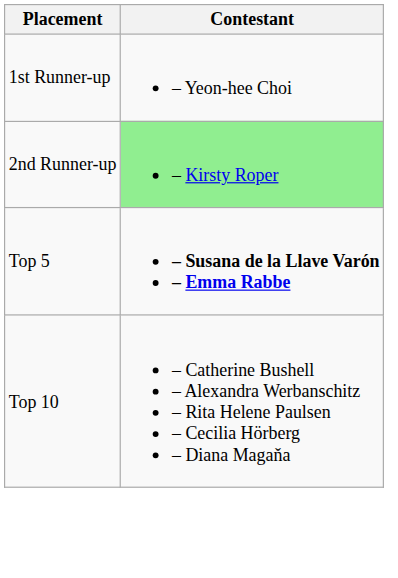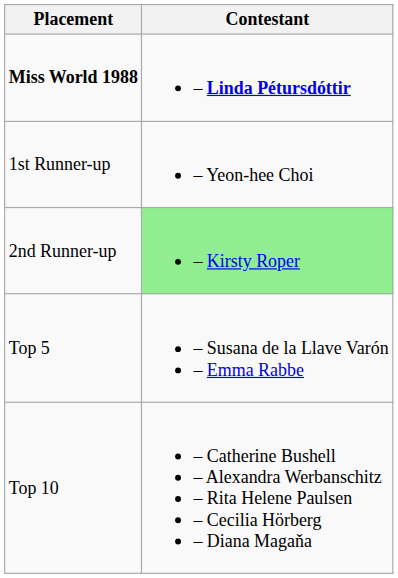+ row: (73, 77)
(252, 272) bold -> (267, 359) normal
